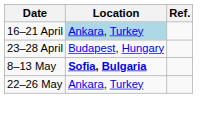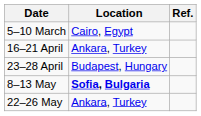+ row: (37, 31)
(106, 31) lightblue background -> (109, 48) no background
